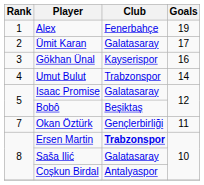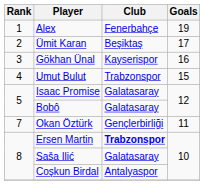(132, 44) Galatasaray -> (123, 44) Beşiktaş
(184, 76) 14 -> (184, 76) 15
(123, 108) Beşiktaş -> (132, 108) Galatasaray
